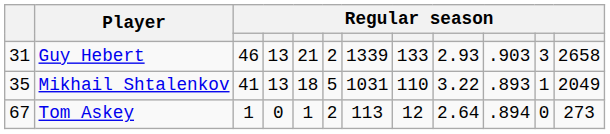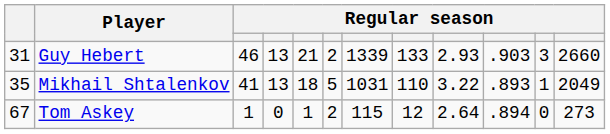(579, 56) 2658 -> (579, 56) 2660
(367, 114) 113 -> (367, 114) 115
